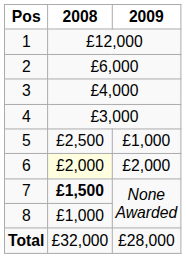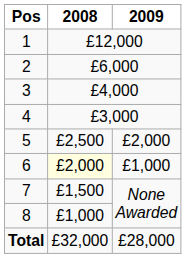(146, 141) £1,000 -> (146, 141) £2,000
(146, 166) £2,000 -> (146, 166) £1,000
(80, 191) bold -> (80, 191) normal
